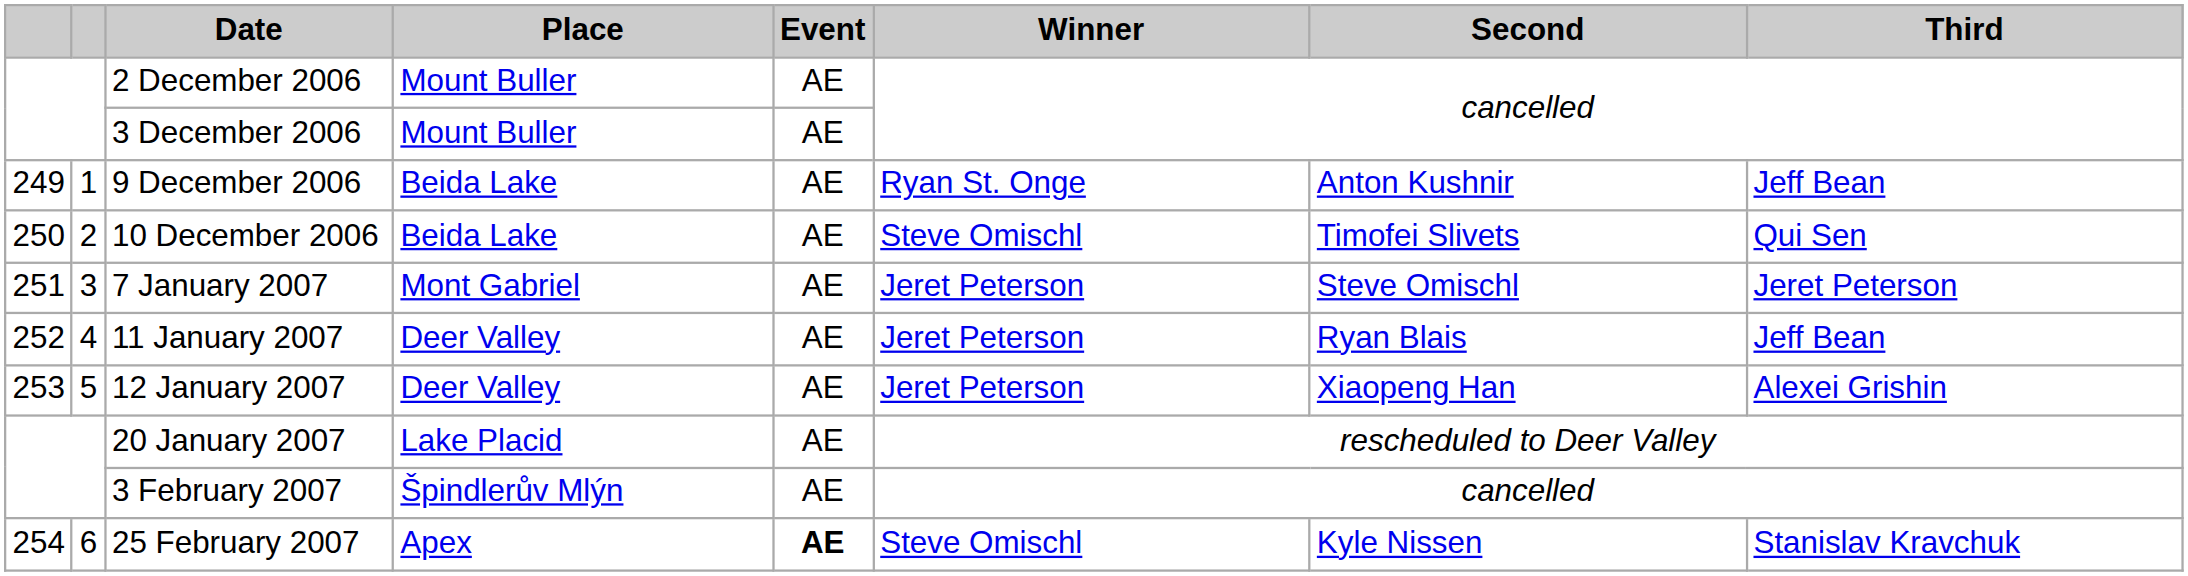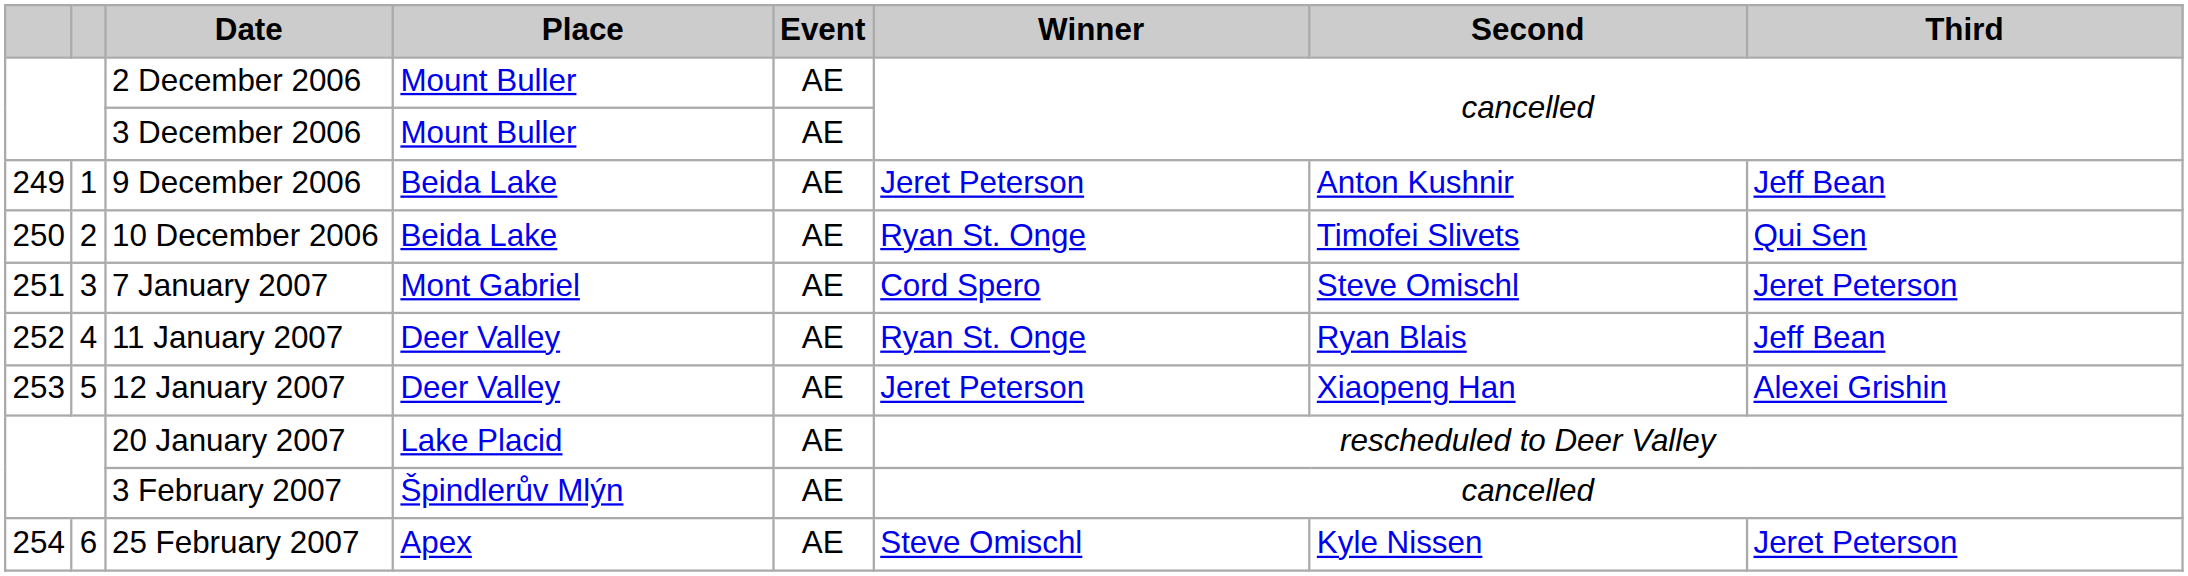(983, 183) Ryan St. Onge -> (982, 183) Jeret Peterson
(981, 235) Steve Omischl -> (983, 235) Ryan St. Onge
(982, 286) Jeret Peterson -> (960, 286) Cord Spero
(982, 337) Jeret Peterson -> (983, 337) Ryan St. Onge
(823, 542) bold -> (823, 542) normal
(1887, 542) Stanislav Kravchuk -> (1855, 542) Jeret Peterson
